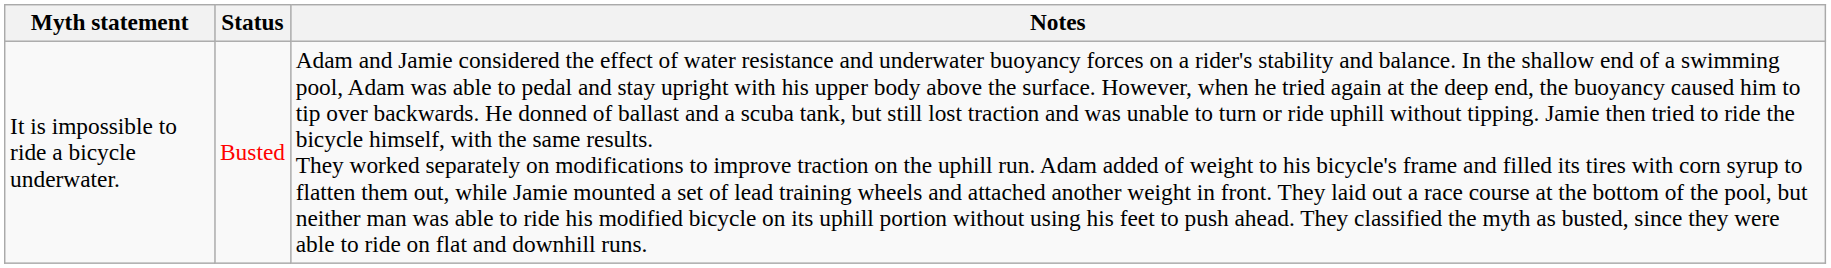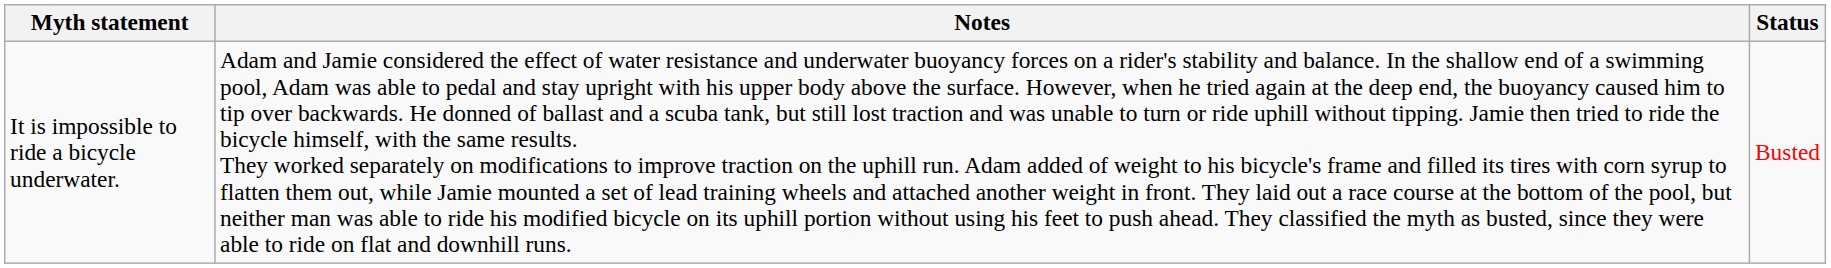columns swapped: (252, 23) <-> (1058, 23)
